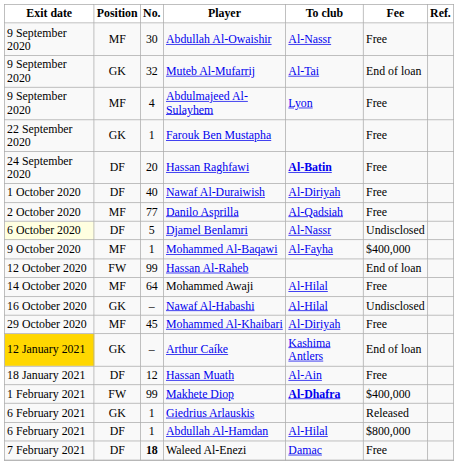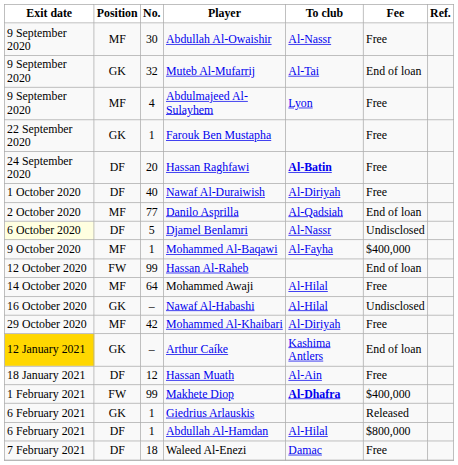(377, 211) Free -> (394, 211) End of loan
(152, 324) 45 -> (152, 324) 42
(152, 450) bold -> (152, 450) normal
